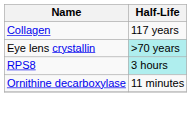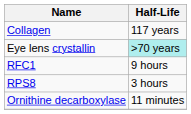+ row: (21, 65)
(149, 65) paleturquoise background -> (149, 83) no background
